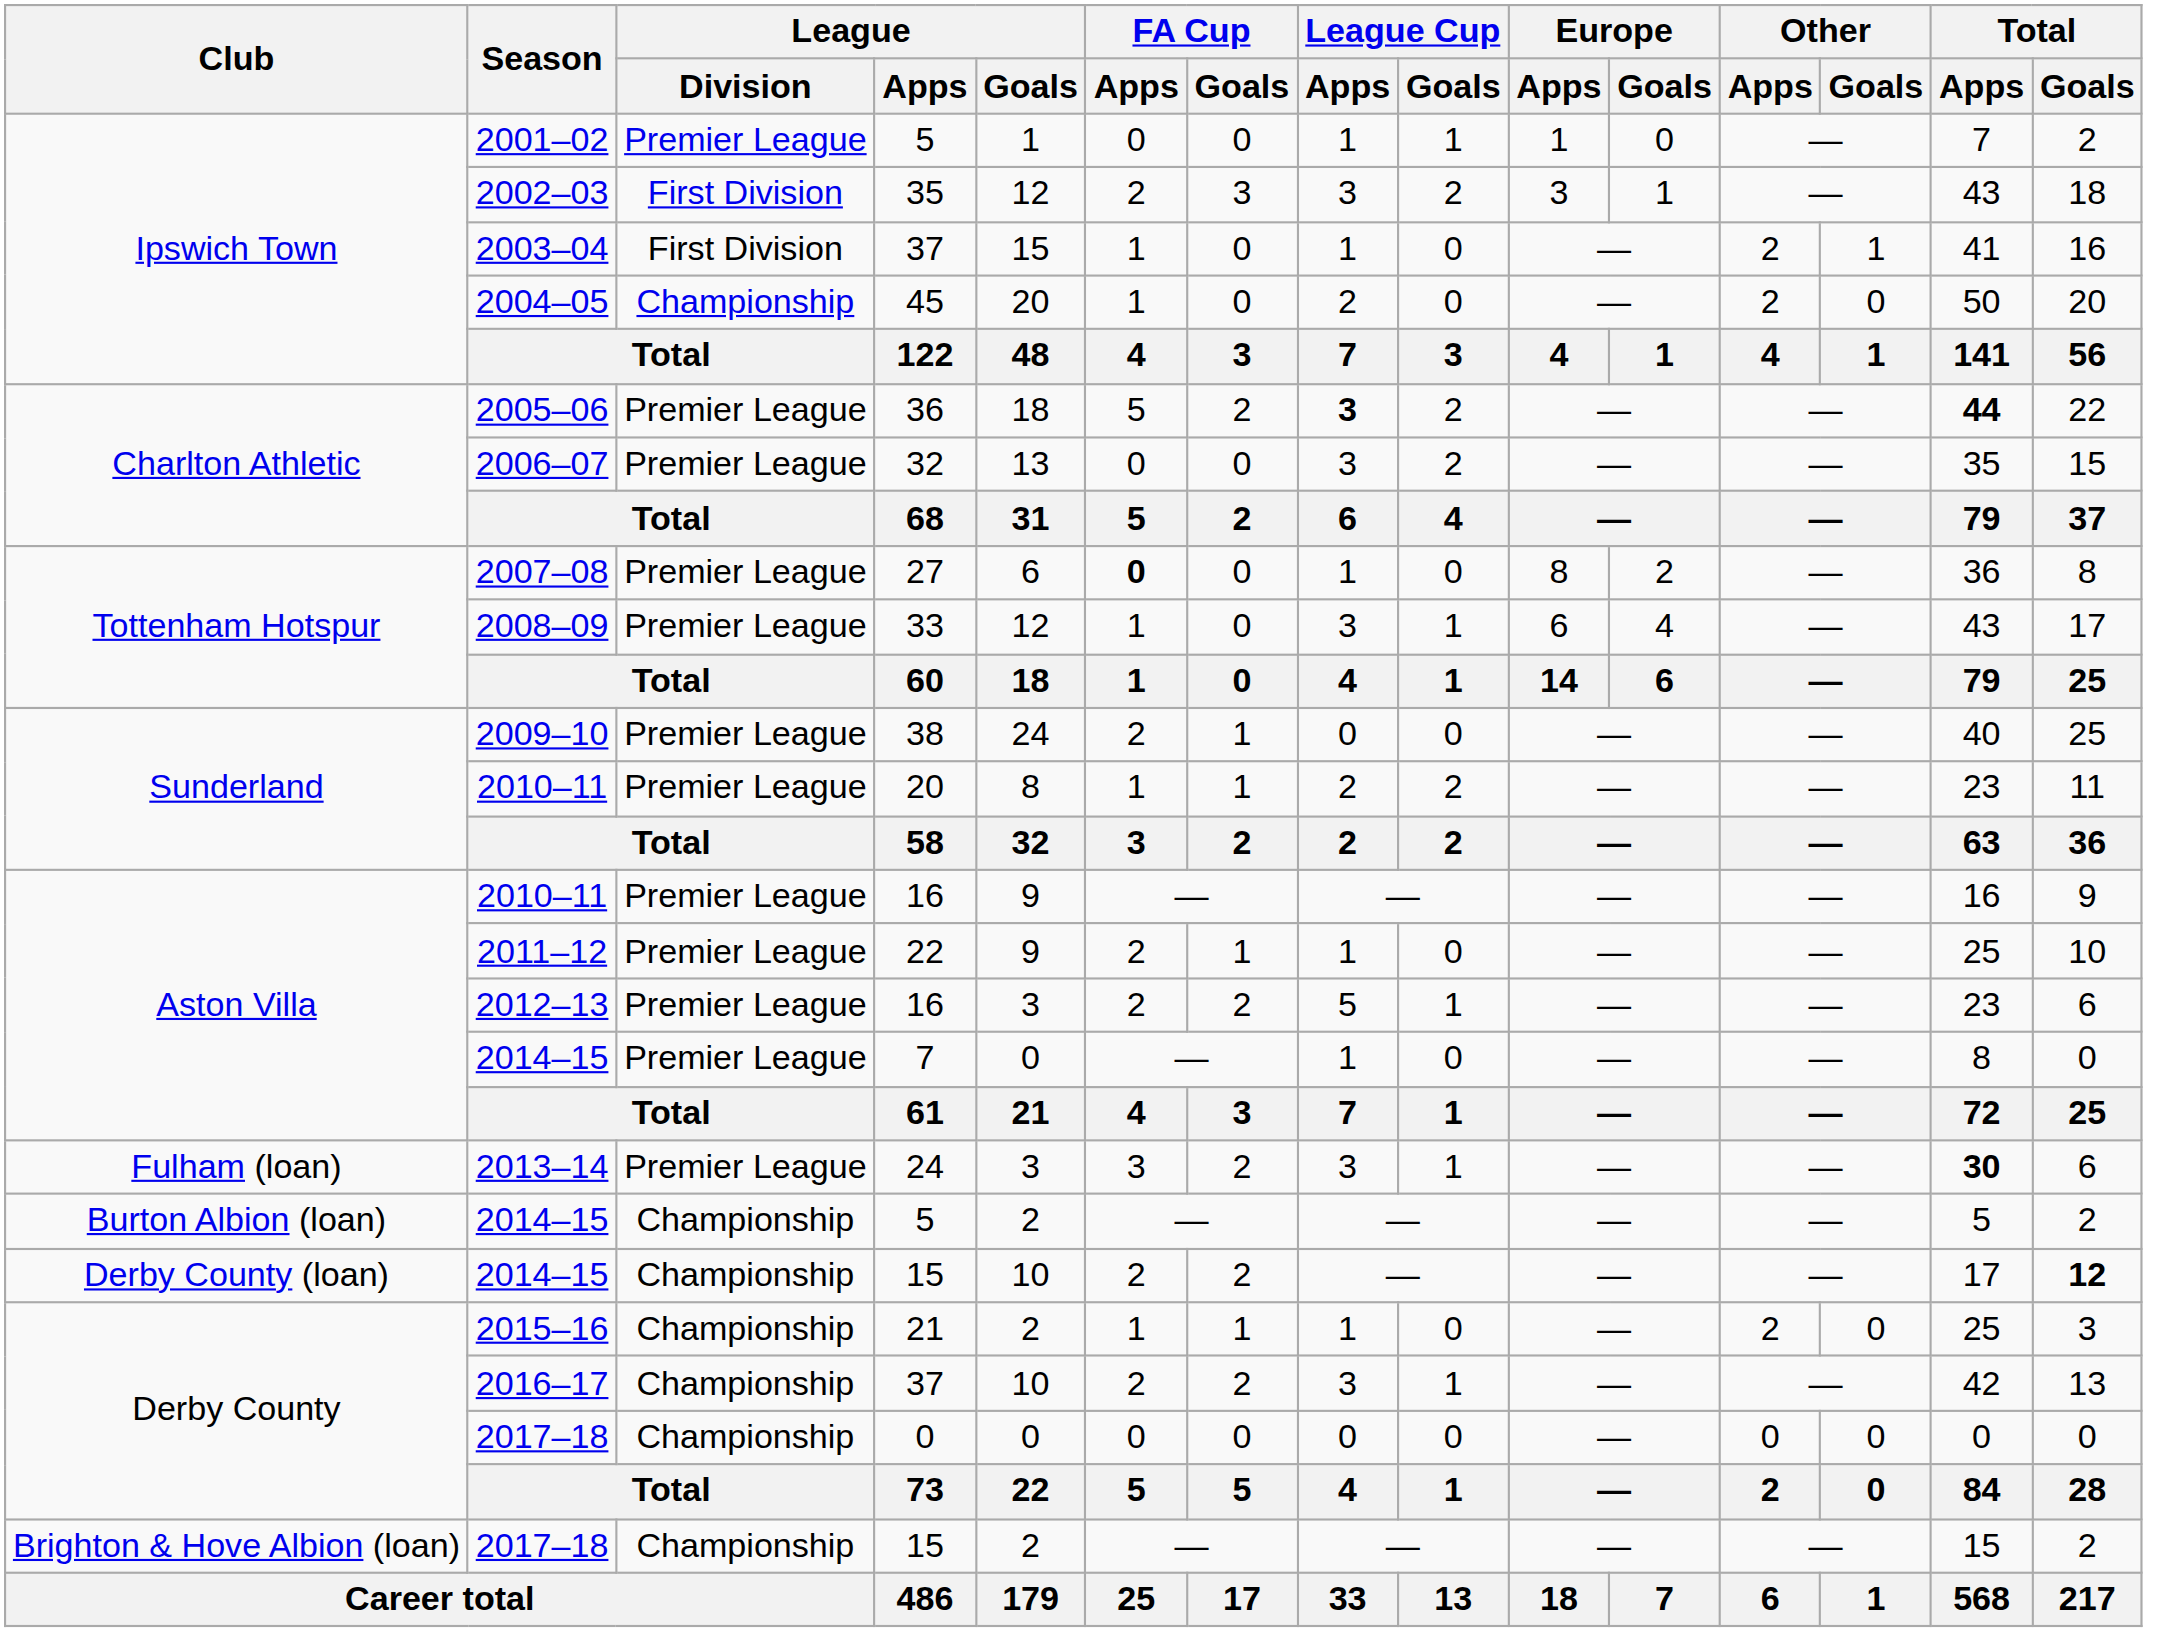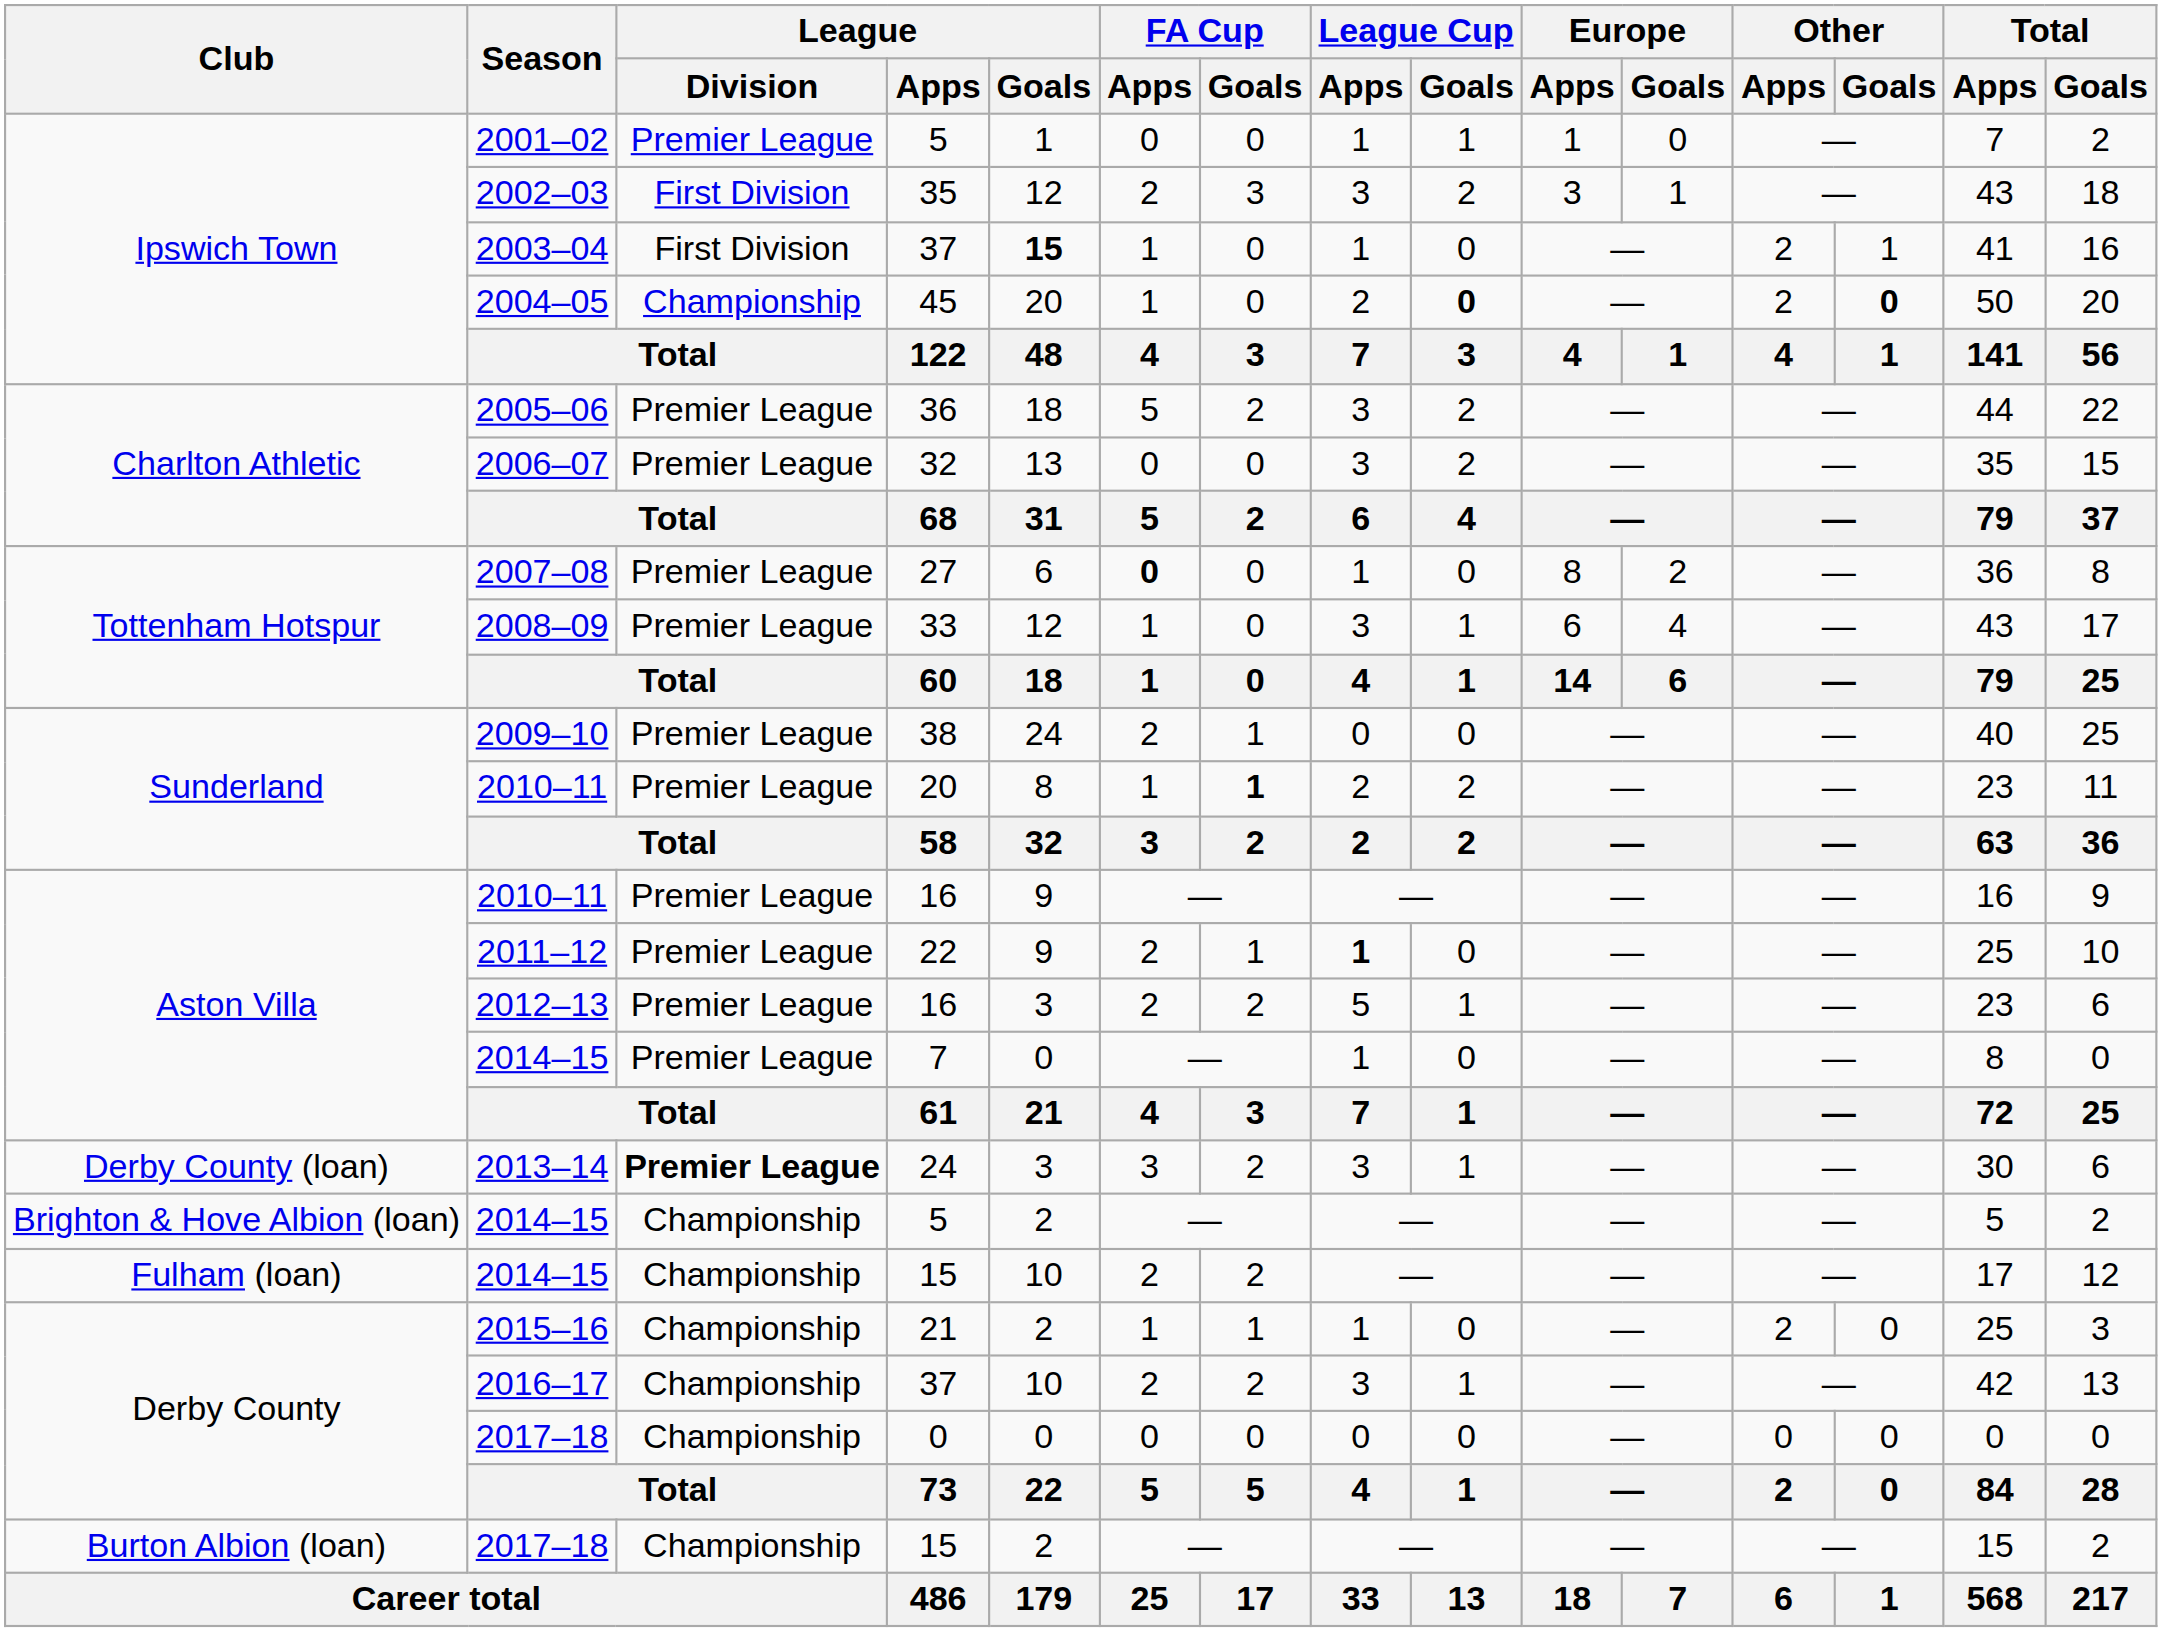(1031, 247) normal -> (1044, 247) bold
(1453, 301) normal -> (1467, 301) bold
(1876, 301) normal -> (1889, 301) bold
(1348, 409) bold -> (1361, 409) normal
(1982, 409) bold -> (1995, 409) normal
(1242, 788) normal -> (1255, 788) bold
(1348, 950) normal -> (1361, 950) bold
(236, 1166) Fulham (loan) -> (236, 1166) Derby County (loan)
(745, 1166) normal -> (752, 1166) bold
(1982, 1166) bold -> (1995, 1166) normal
(236, 1220) Burton Albion (loan) -> (236, 1220) Brighton & Hove Albion (loan)
(236, 1274) Derby County (loan) -> (236, 1274) Fulham (loan)
(2087, 1274) bold -> (2101, 1274) normal
(236, 1544) Brighton & Hove Albion (loan) -> (236, 1544) Burton Albion (loan)
